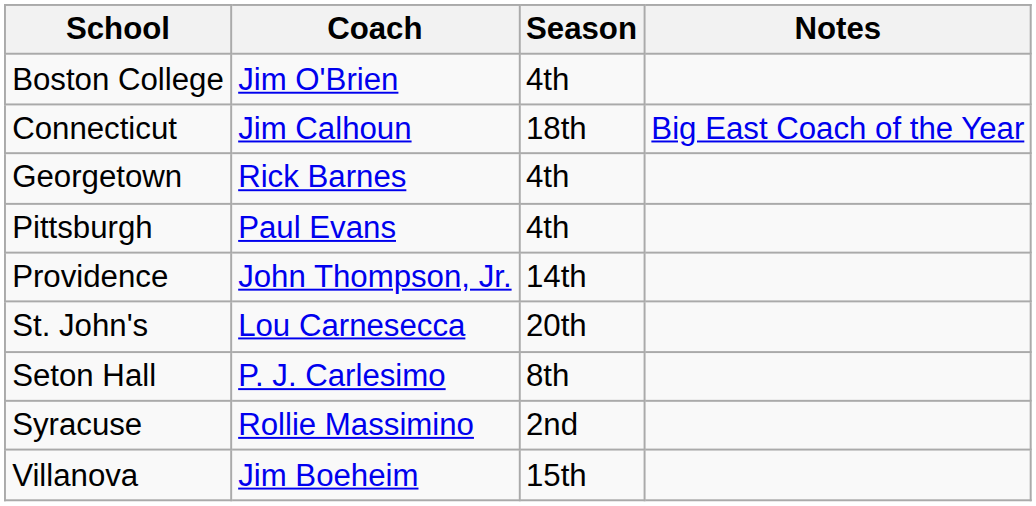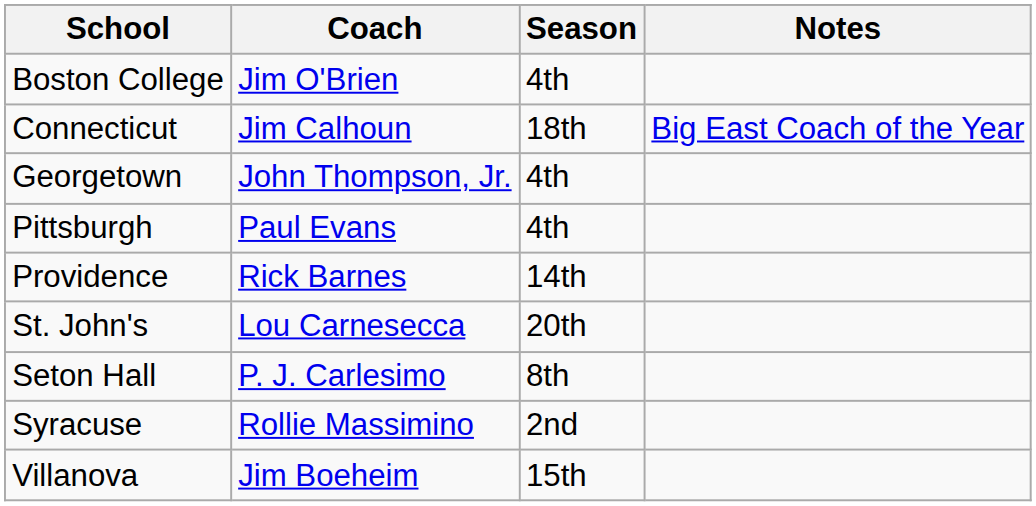(322, 177) Rick Barnes -> (375, 177) John Thompson, Jr.
(375, 276) John Thompson, Jr. -> (322, 276) Rick Barnes
